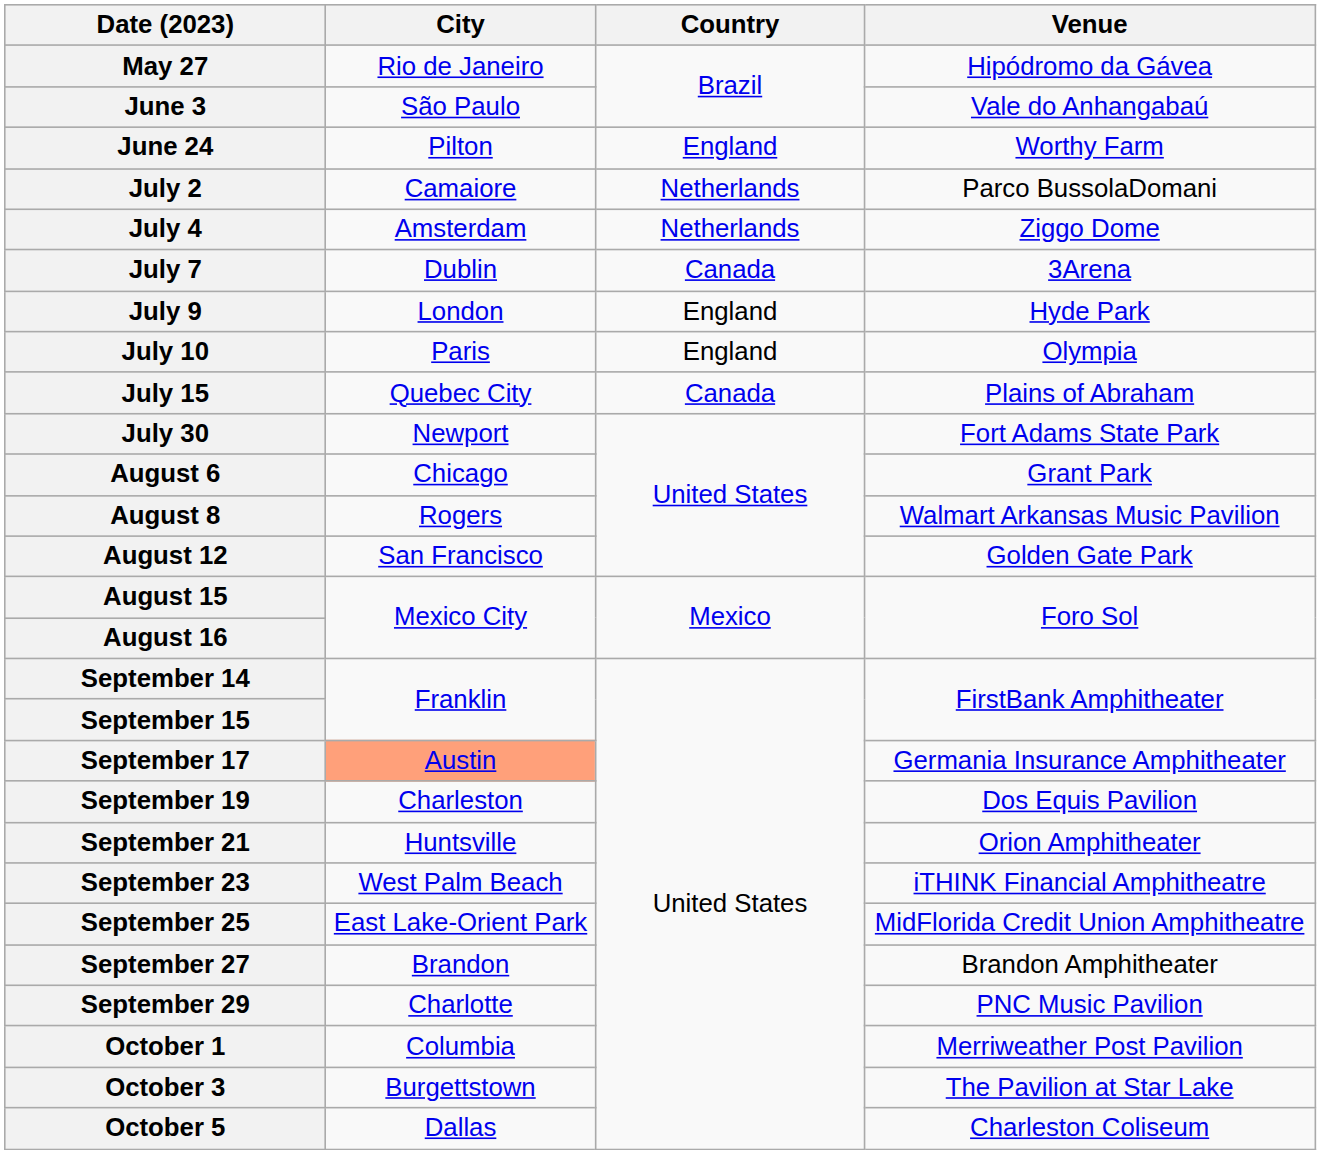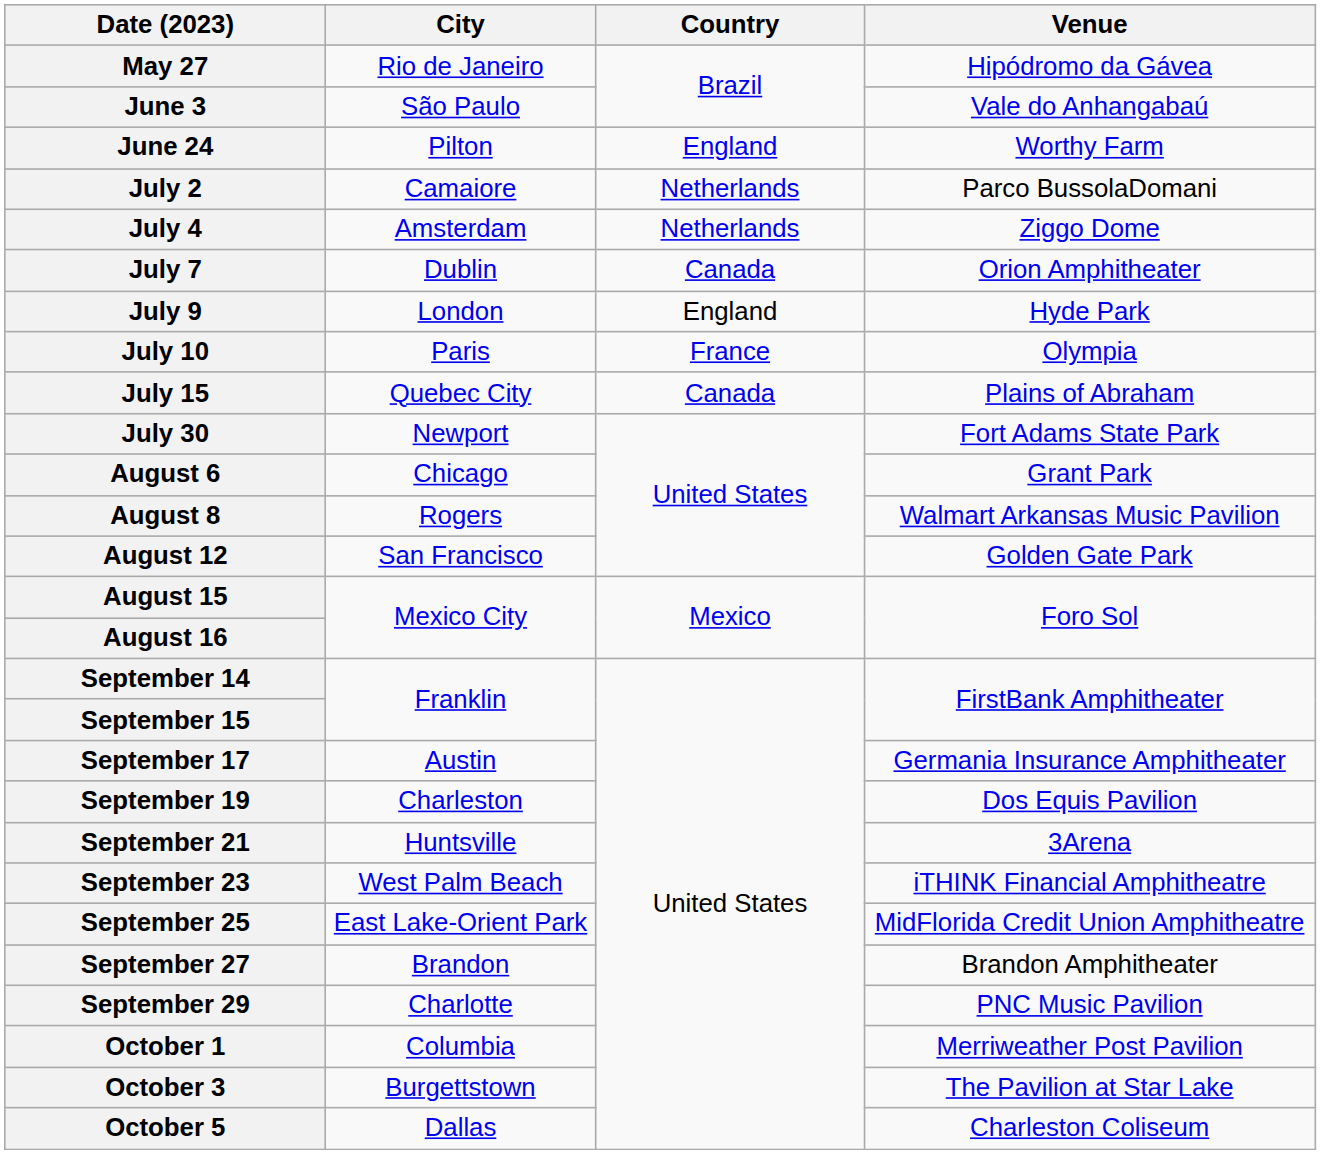(1090, 270) 3Arena -> (1090, 270) Orion Amphitheater
(730, 351) England -> (730, 351) France
(461, 760) lightsalmon background -> (461, 760) no background
(1090, 842) Orion Amphitheater -> (1090, 842) 3Arena
